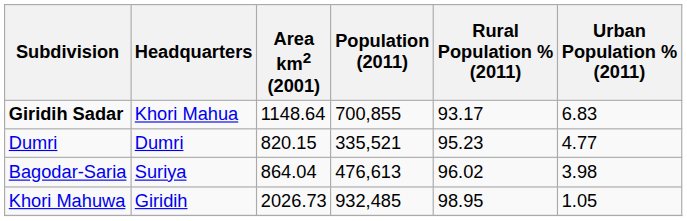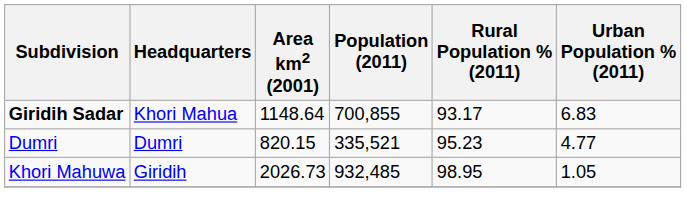- row: (68, 172)
